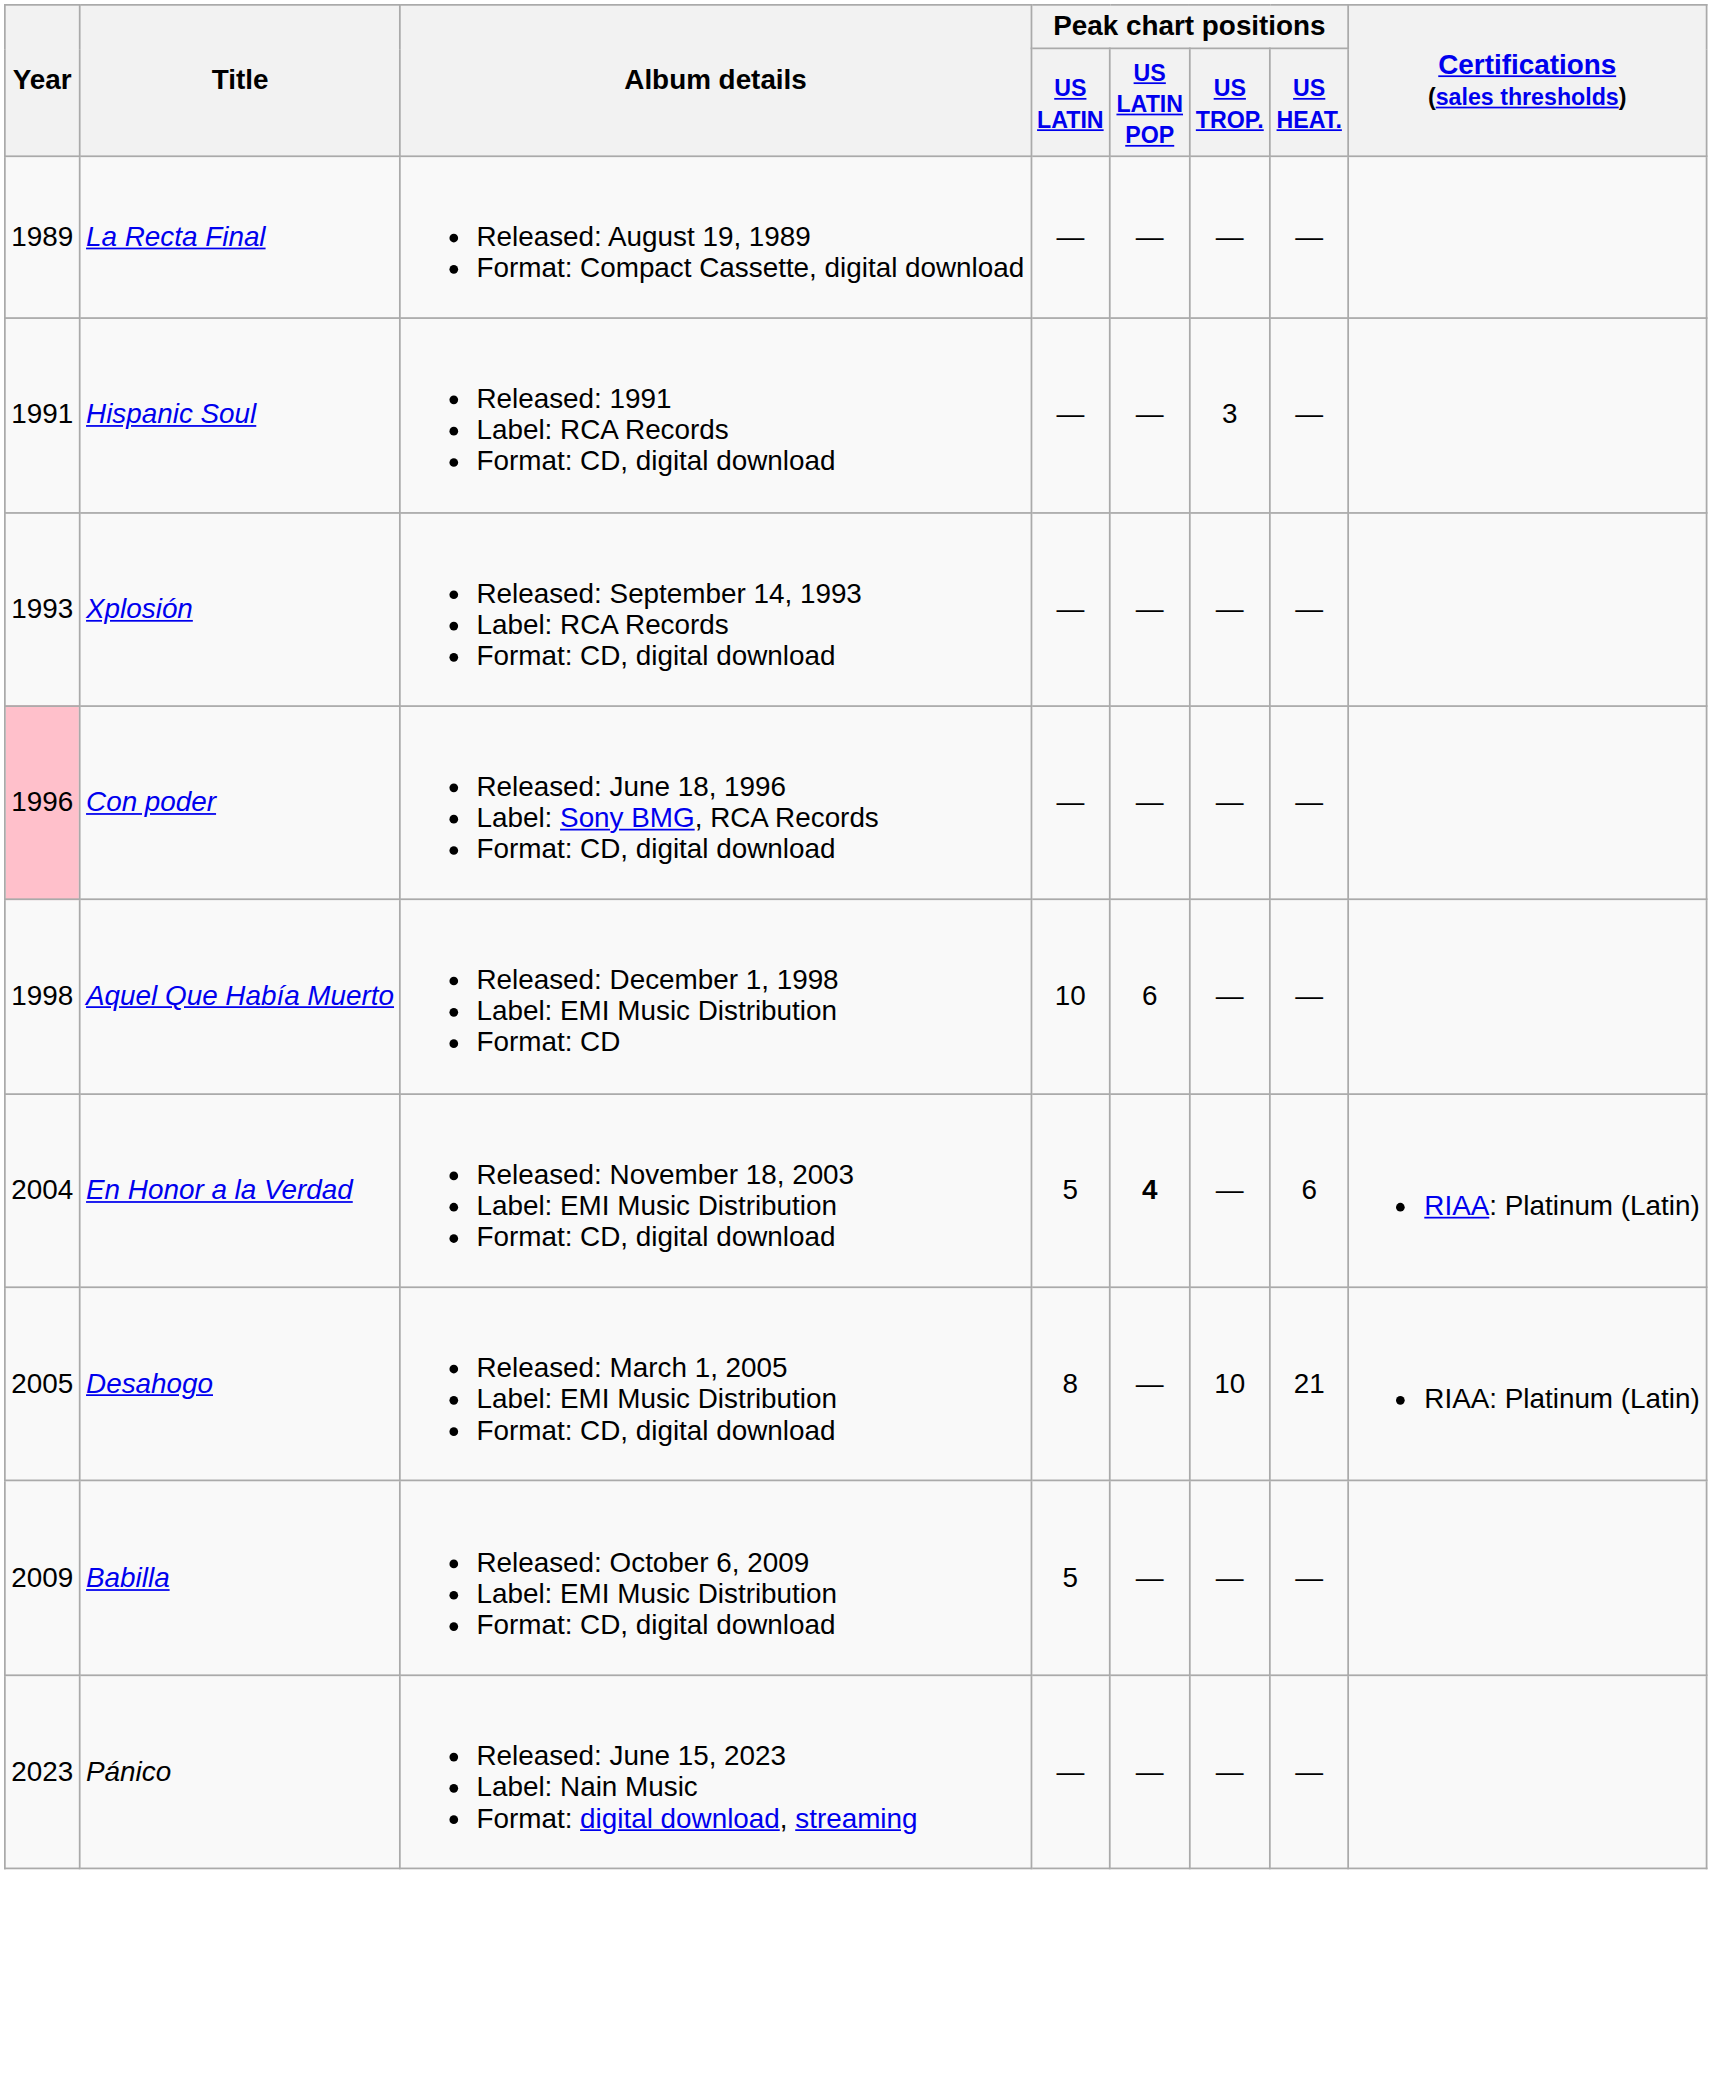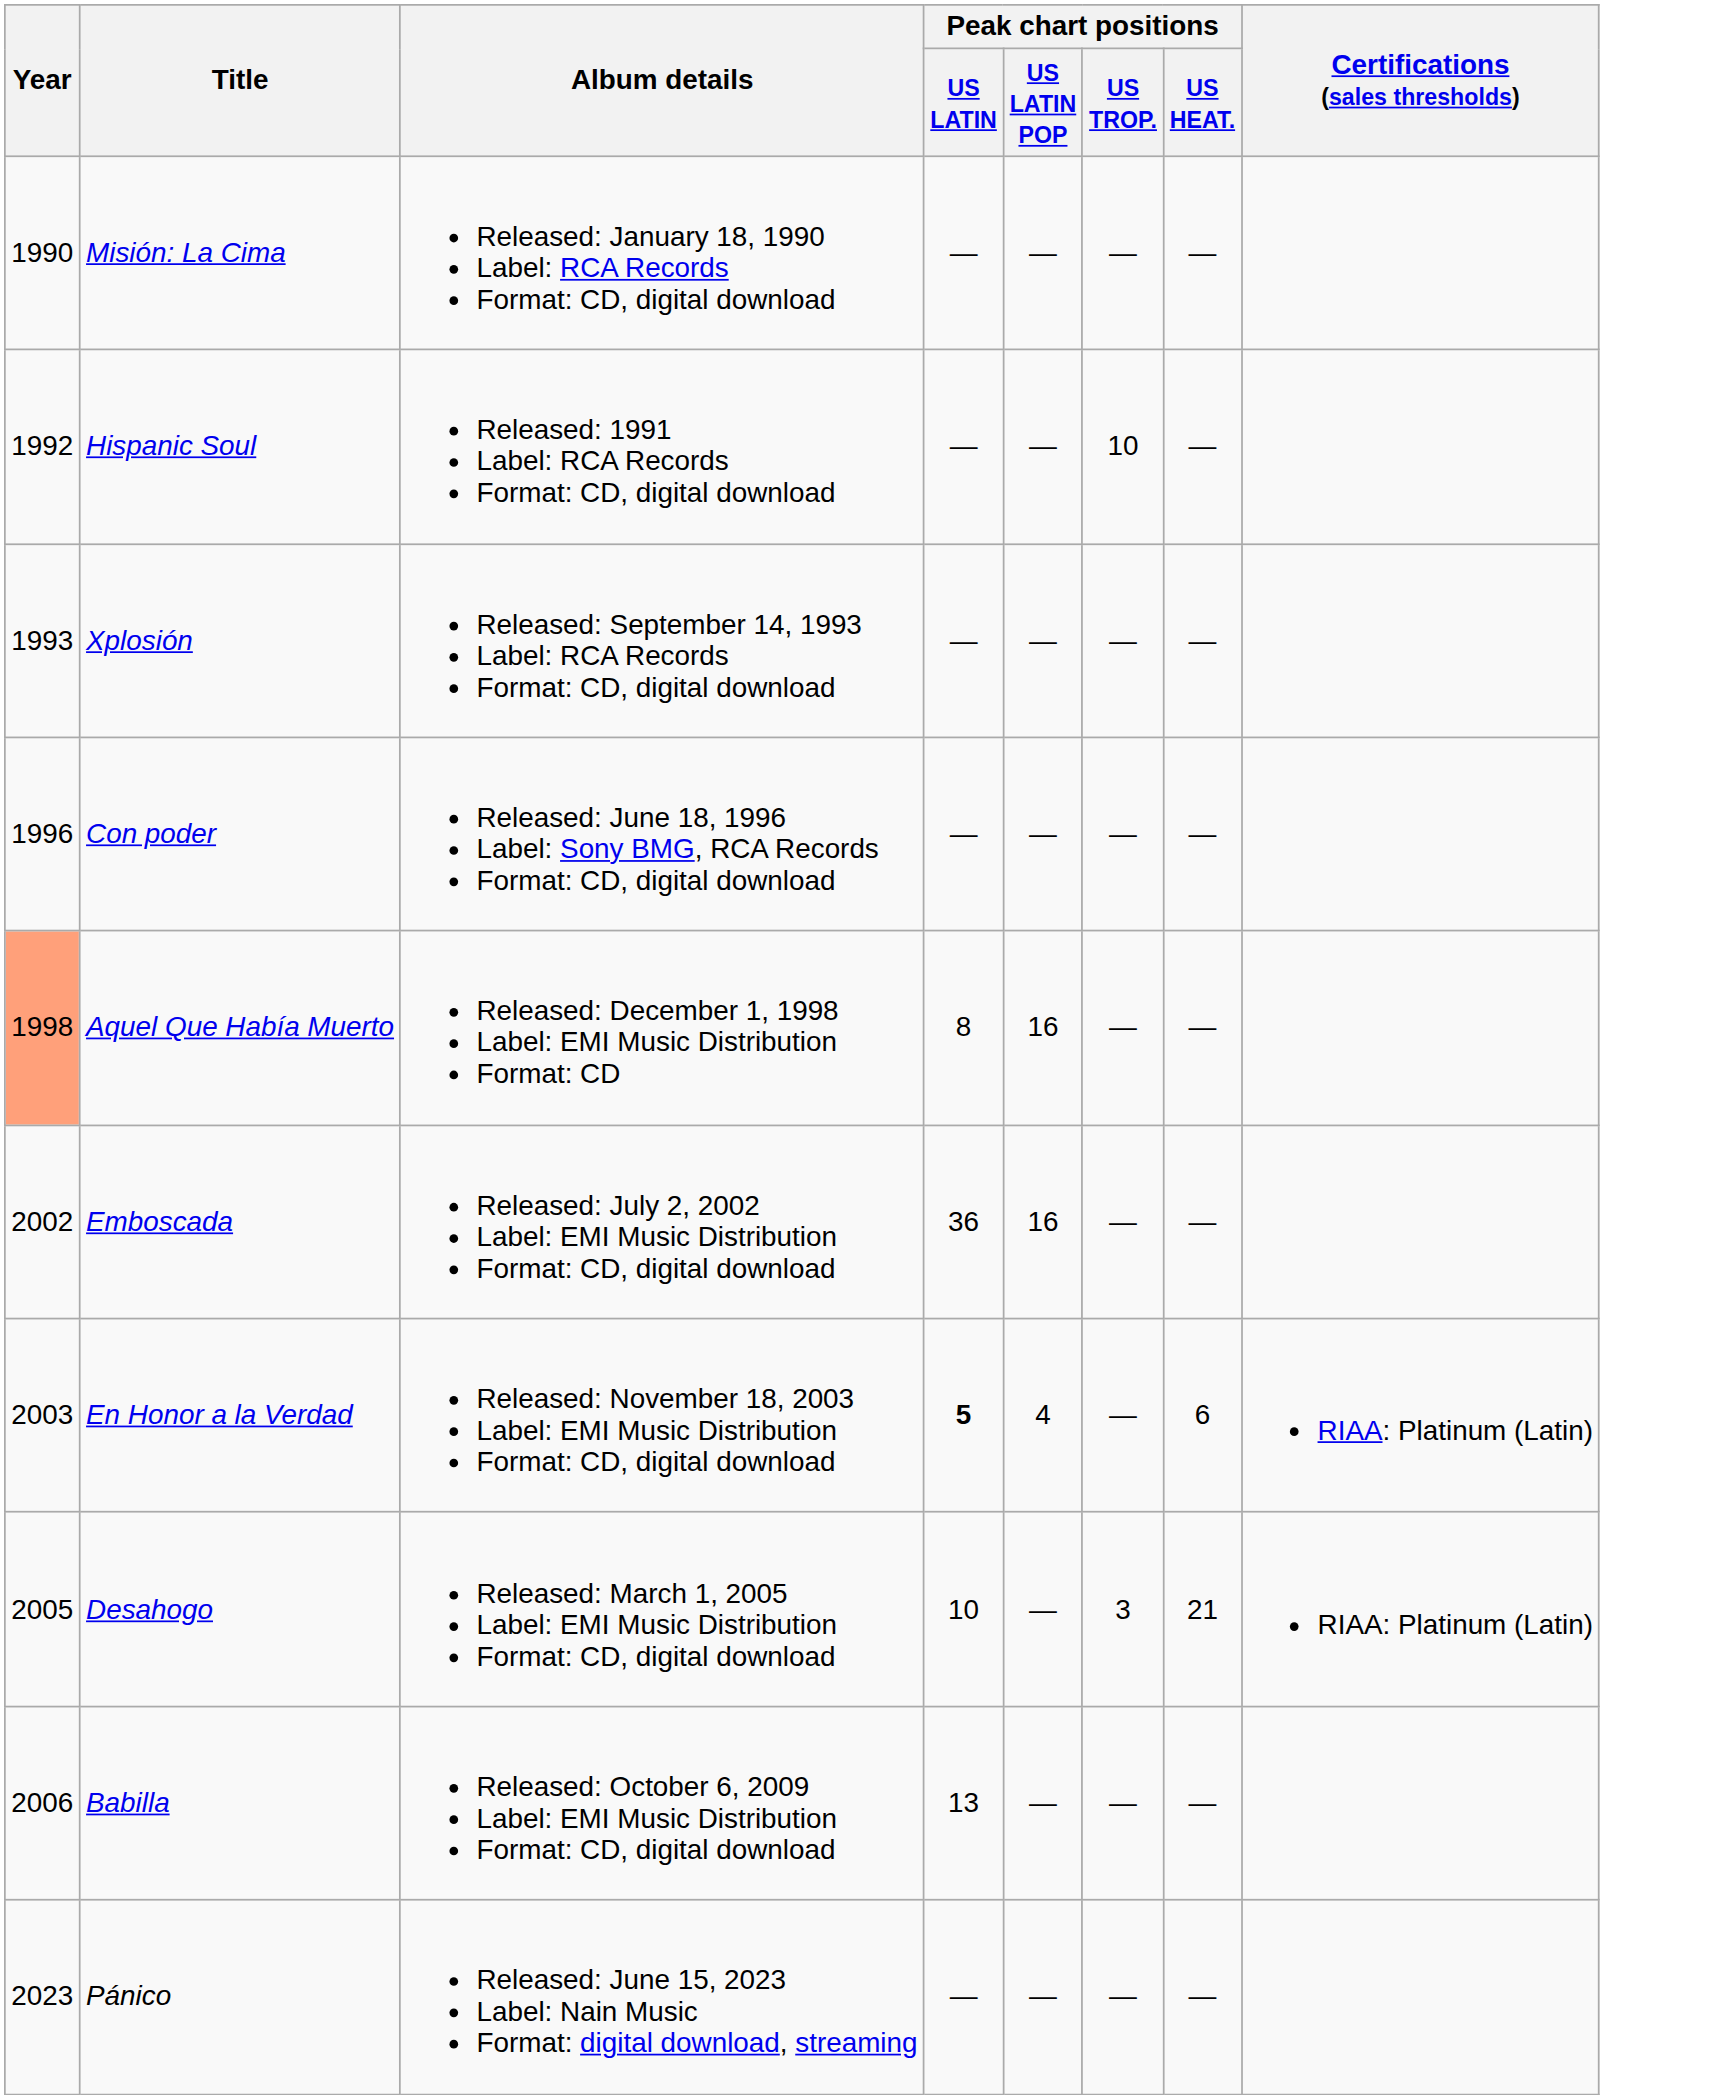- row: (176, 236)
+ row: (186, 252)
(42, 414) 1991 -> (42, 446) 1992
(1230, 414) 3 -> (1123, 446) 10
(42, 802) pink background -> (42, 833) no background
(42, 996) no background -> (42, 1027) lightsalmon background
(1070, 996) 10 -> (964, 1027) 8
(1150, 996) 6 -> (1043, 1027) 16
+ row: (160, 1221)
(42, 1189) 2004 -> (42, 1415) 2003
(1070, 1189) normal -> (964, 1415) bold
(1150, 1189) bold -> (1043, 1415) normal
(1070, 1383) 8 -> (964, 1608) 10
(1230, 1383) 10 -> (1123, 1608) 3
(42, 1577) 2009 -> (42, 1802) 2006
(1070, 1577) 5 -> (964, 1802) 13
